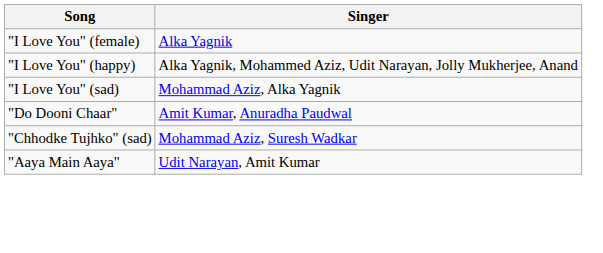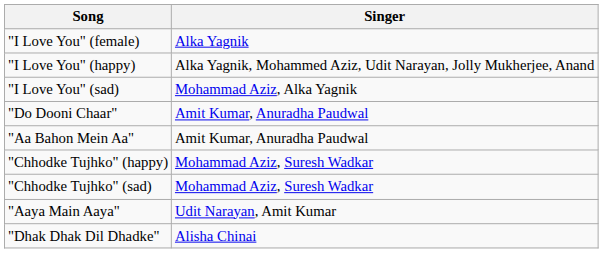+ row: (71, 138)
+ row: (88, 162)
+ row: (84, 235)
